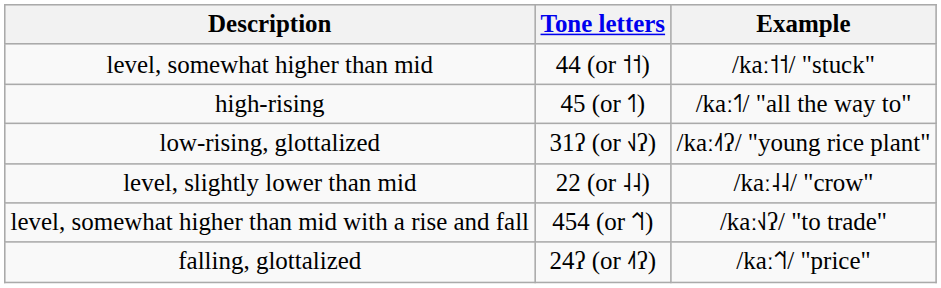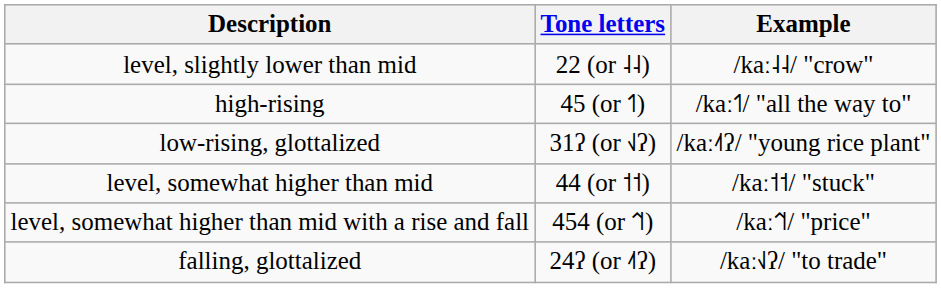rows swapped: (270, 182) <-> (270, 63)
(803, 222) /kaː˧˩ʔ/ "to trade" -> (803, 222) /kaː˦˥˦/ "price"
(803, 261) /kaː˦˥˦/ "price" -> (803, 261) /kaː˧˩ʔ/ "to trade"
